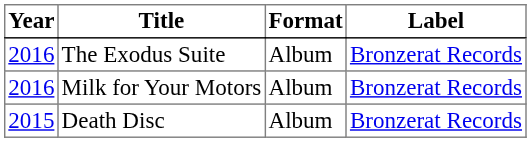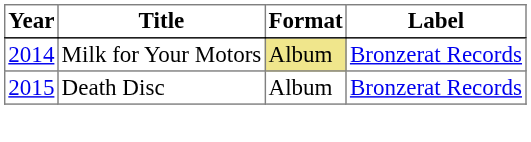- row: (144, 54)
(31, 87) 2016 -> (31, 54) 2014
(301, 87) no background -> (301, 54) khaki background
